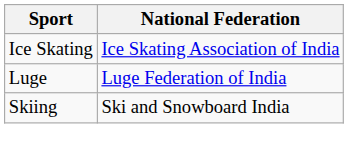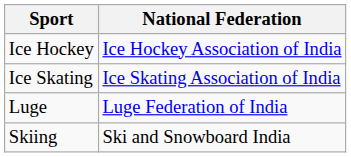+ row: (51, 48)
